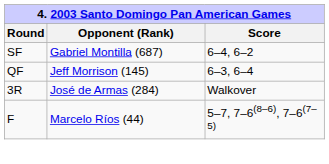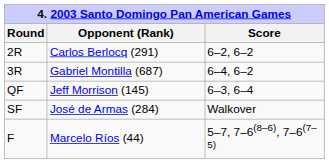+ row: (104, 51)
(15, 51) SF -> (15, 71) 3R
(15, 90) 3R -> (15, 109) SF
